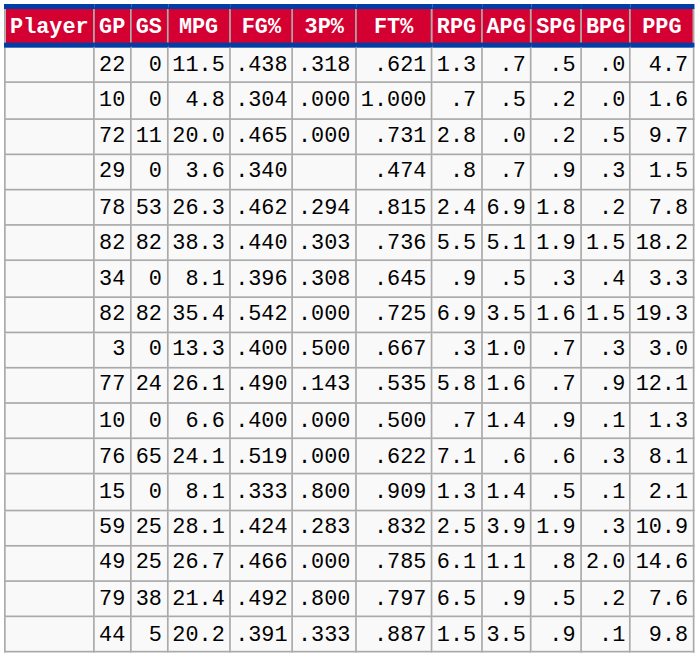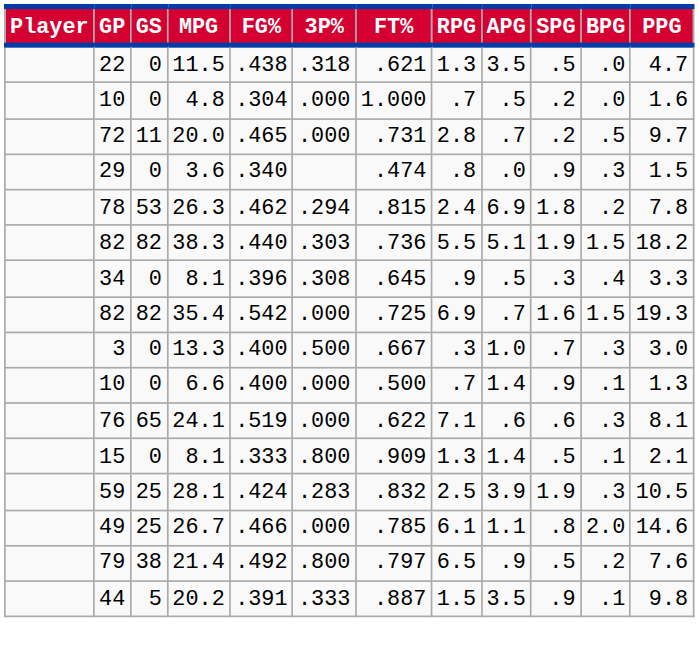(513, 65) .7 -> (506, 65) 3.5
(513, 136) .0 -> (513, 136) .7
(513, 172) .7 -> (513, 172) .0
(506, 314) 3.5 -> (513, 314) .7
- row: (112, 385)
(662, 528) 10.9 -> (662, 492) 10.5
